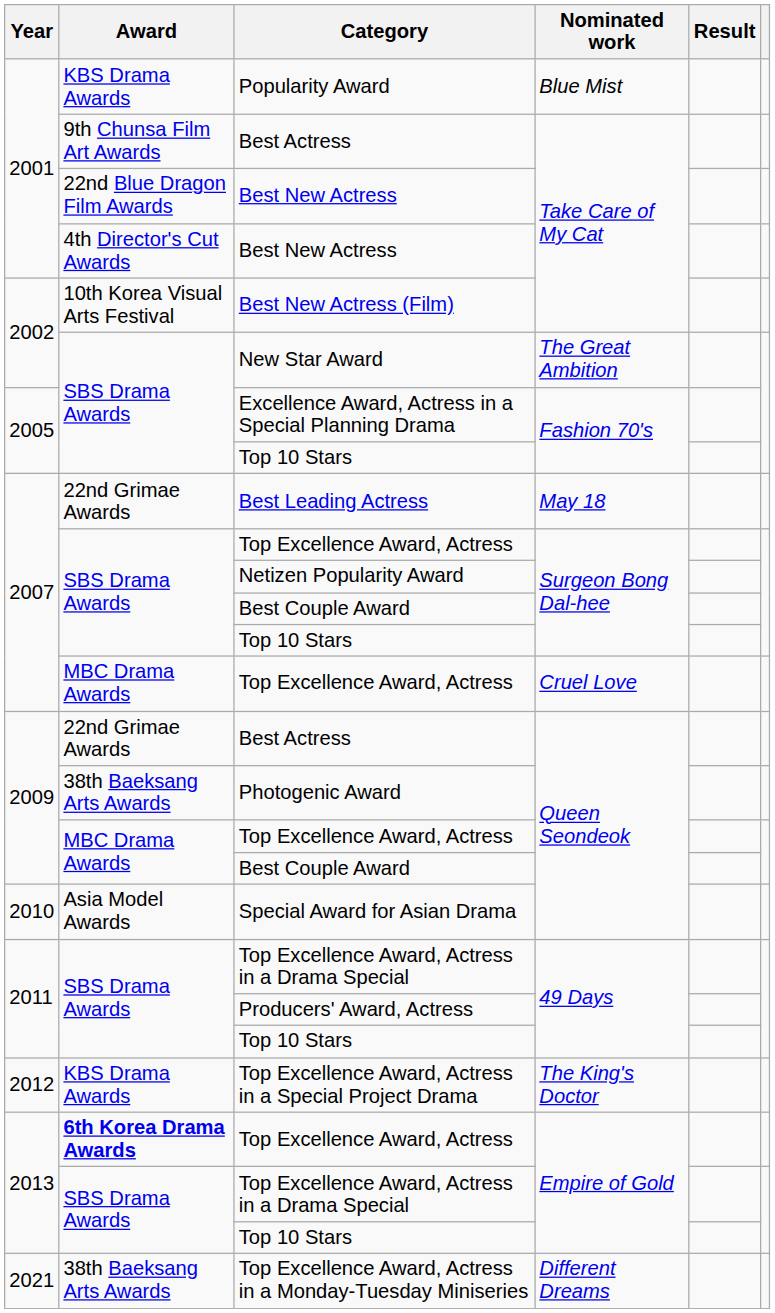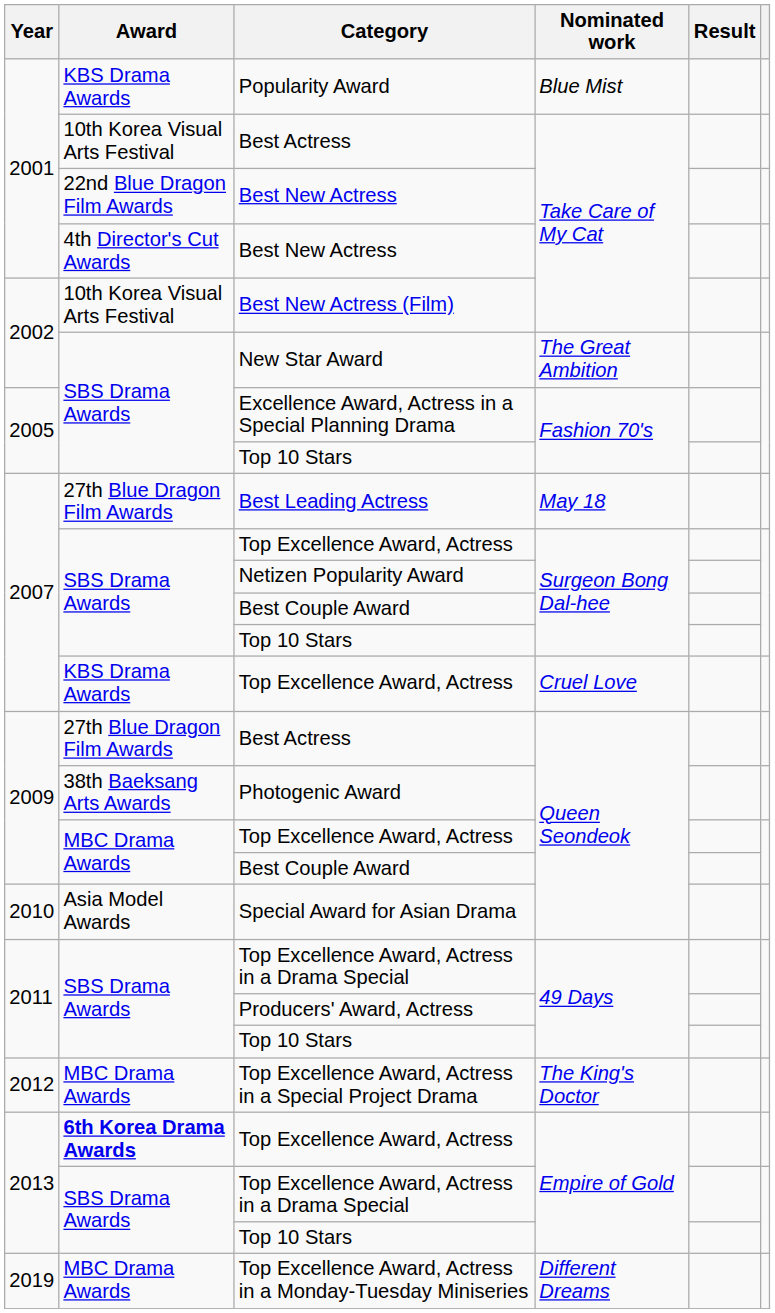(137, 141) 9th Chunsa Film Art Awards -> (143, 141) 10th Korea Visual Arts Festival
(122, 501) 22nd Grimae Awards -> (142, 501) 27th Blue Dragon Film Awards
(119, 683) MBC Drama Awards -> (117, 683) KBS Drama Awards
(122, 738) 22nd Grimae Awards -> (142, 738) 27th Blue Dragon Film Awards
(117, 1084) KBS Drama Awards -> (119, 1084) MBC Drama Awards
(32, 1280) 2021 -> (32, 1280) 2019
(131, 1280) 38th Baeksang Arts Awards -> (119, 1280) MBC Drama Awards
